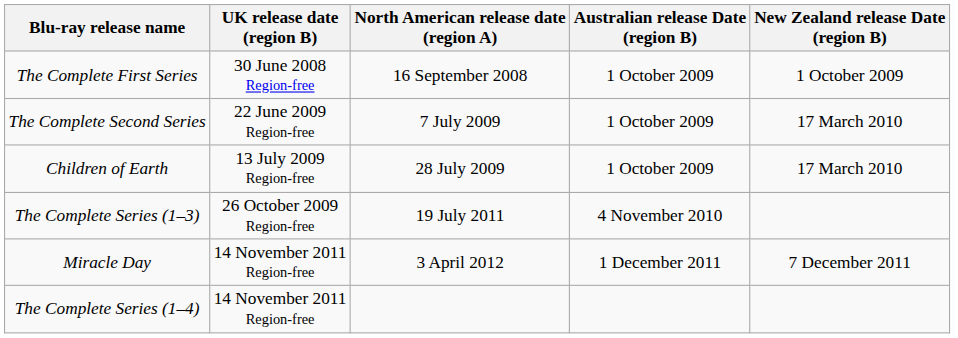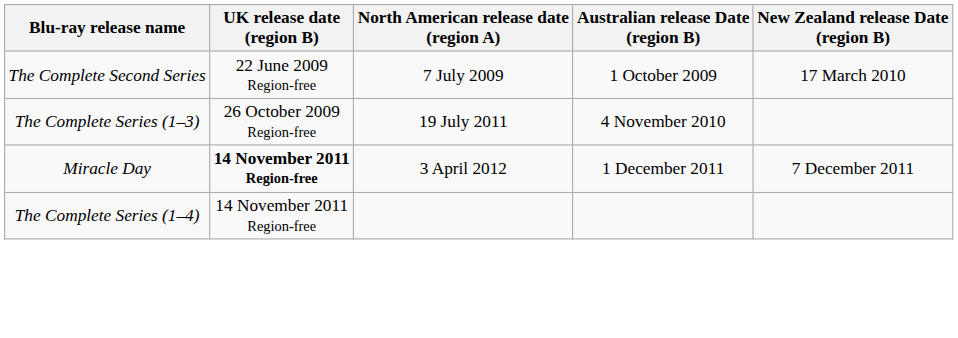- row: (107, 74)
- row: (107, 168)
(280, 262) normal -> (282, 168) bold
